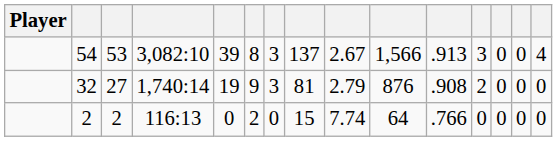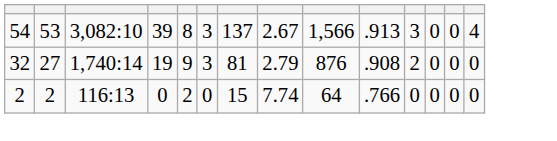- column: (38, 20)
